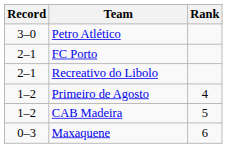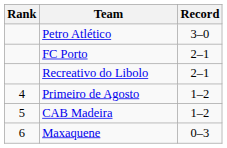columns swapped: (205, 14) <-> (27, 14)
